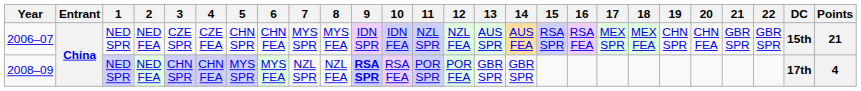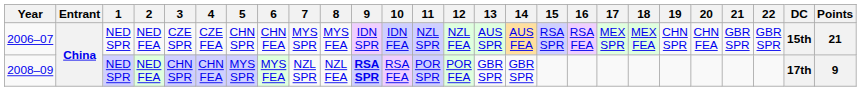(835, 70) 4 -> (835, 70) 9
